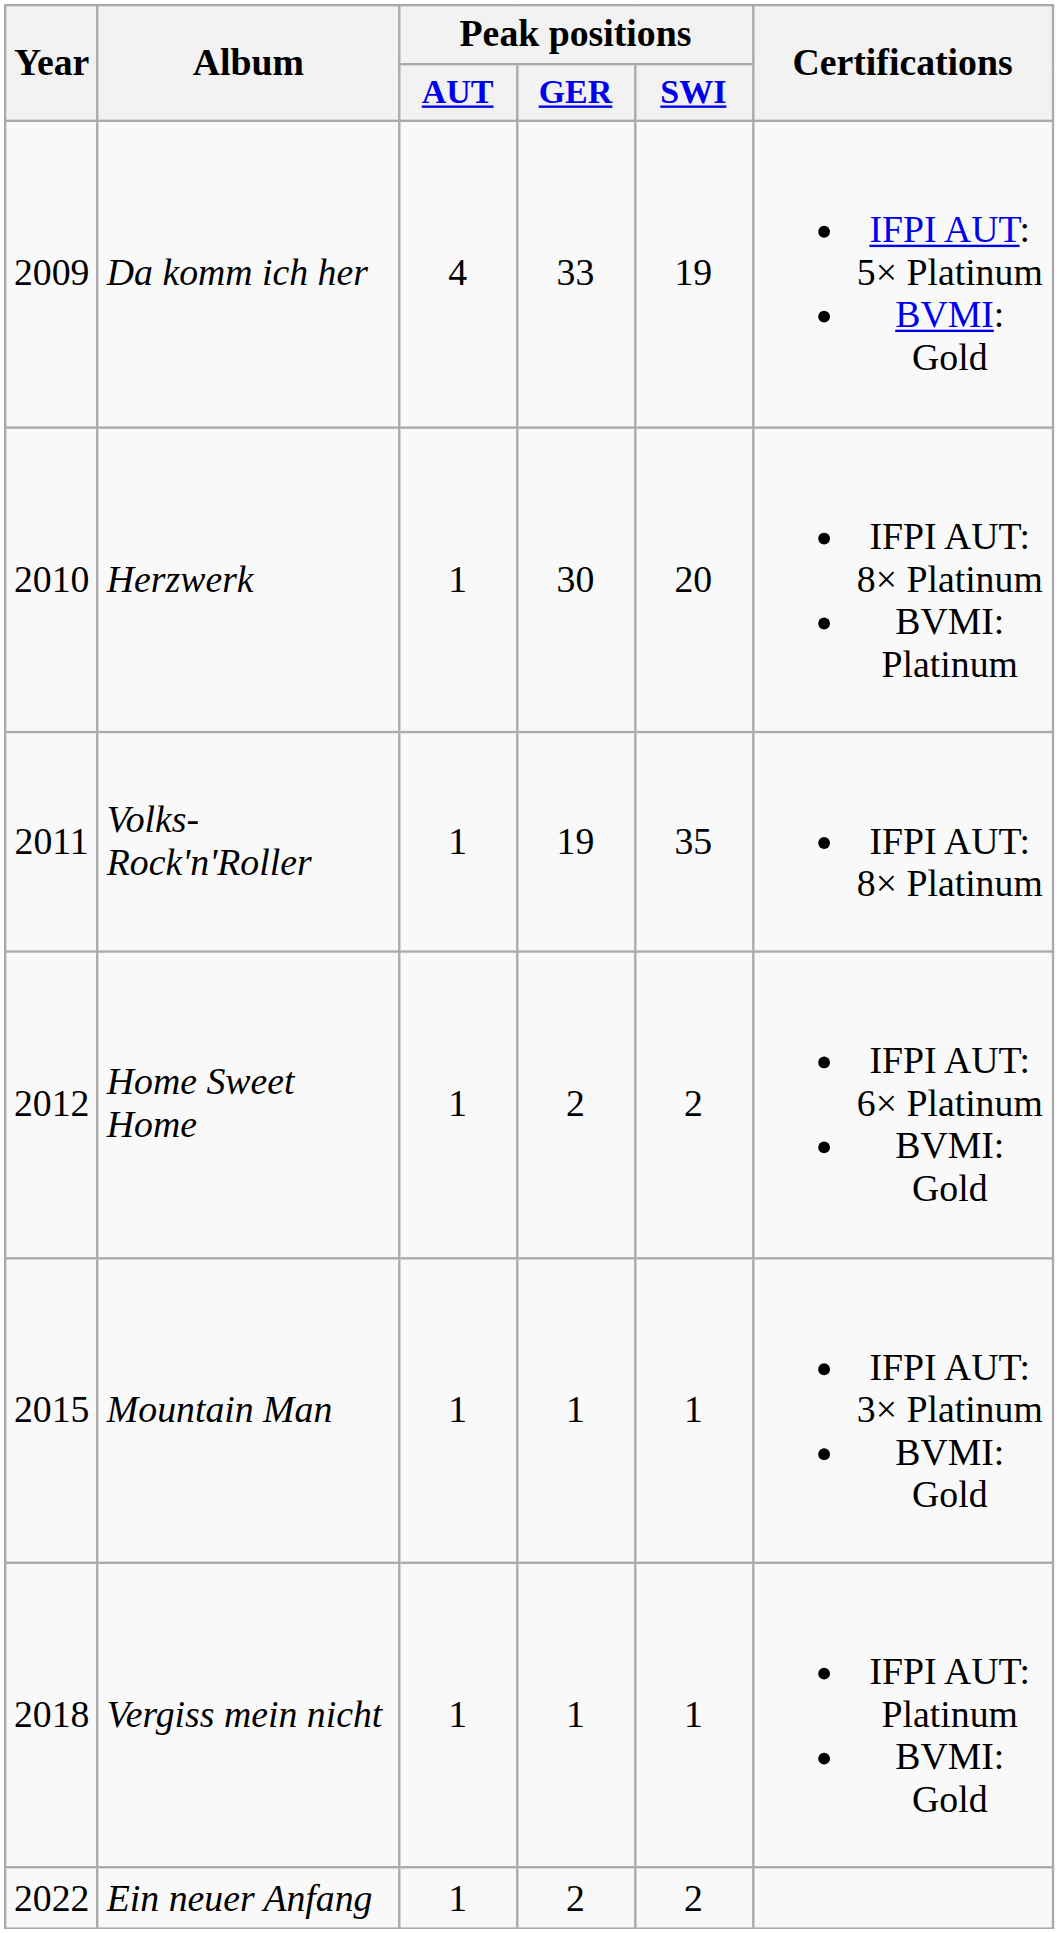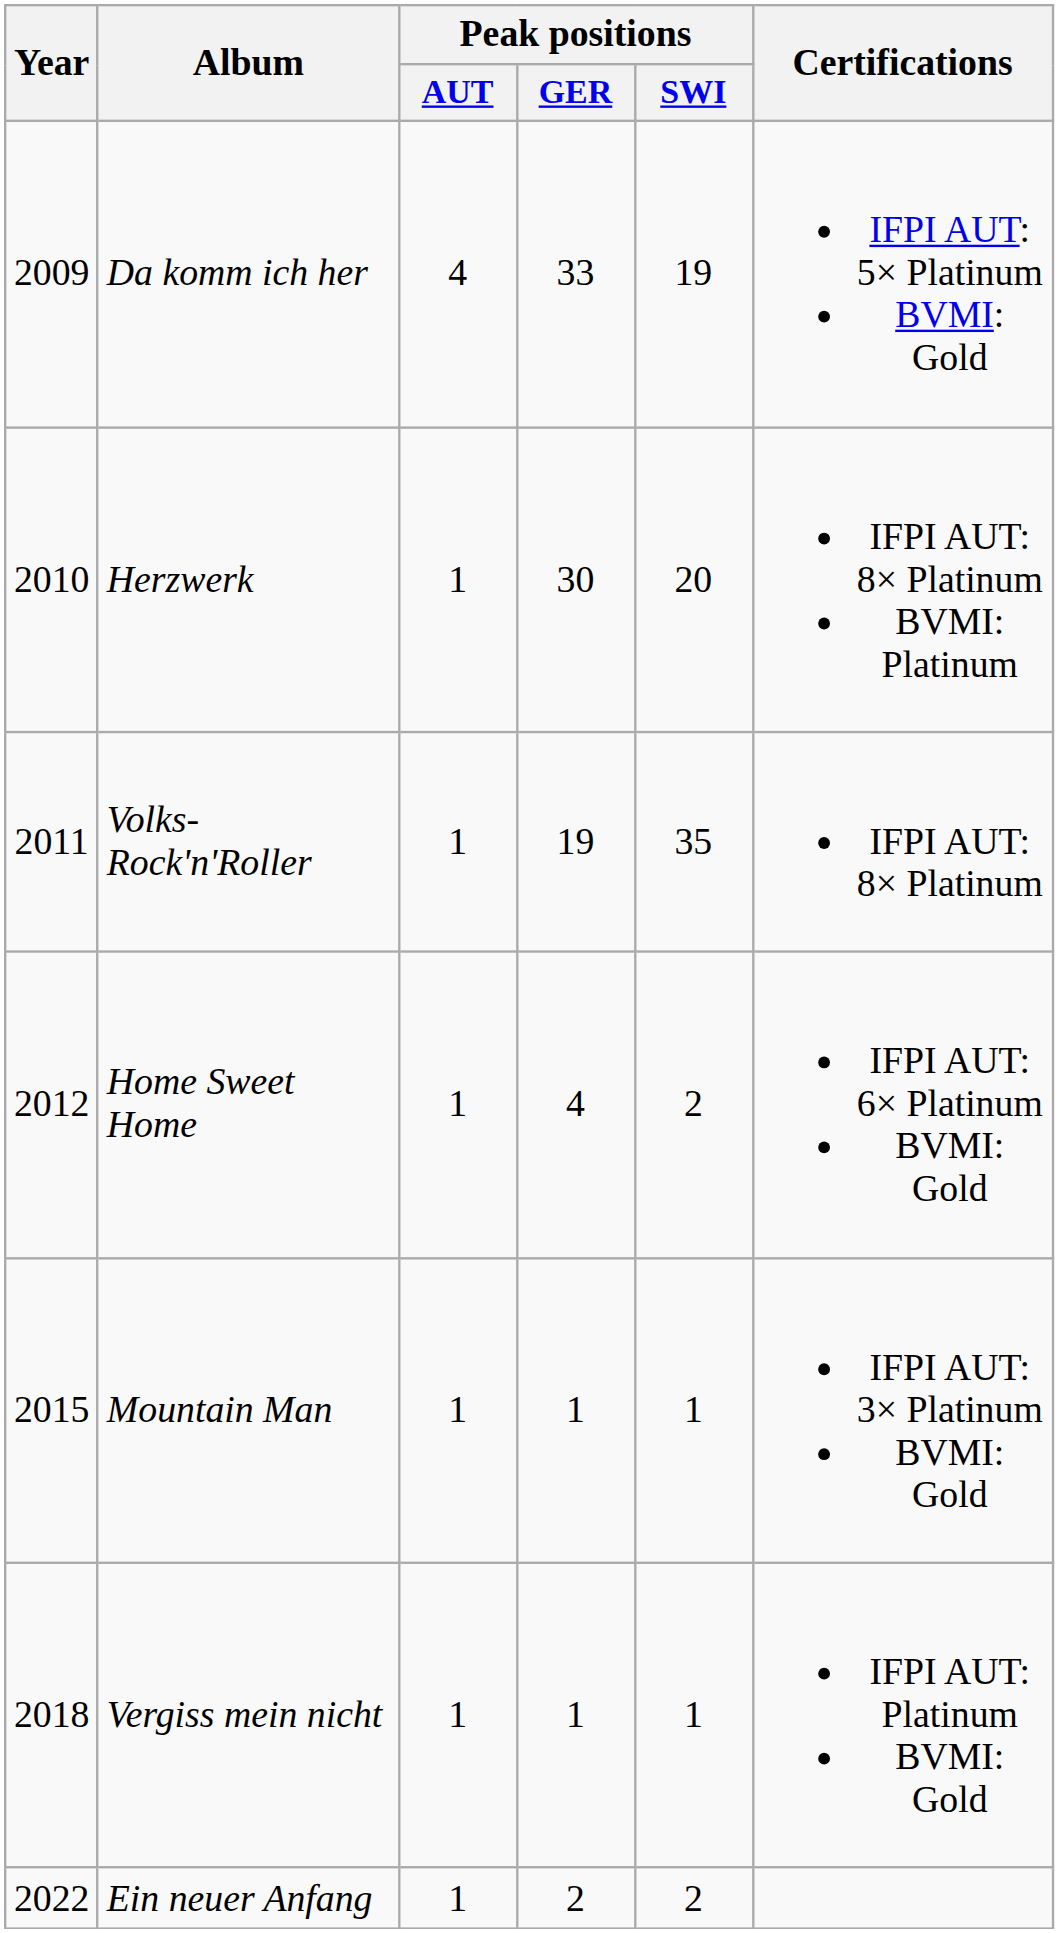(575, 1104) 2 -> (575, 1104) 4
